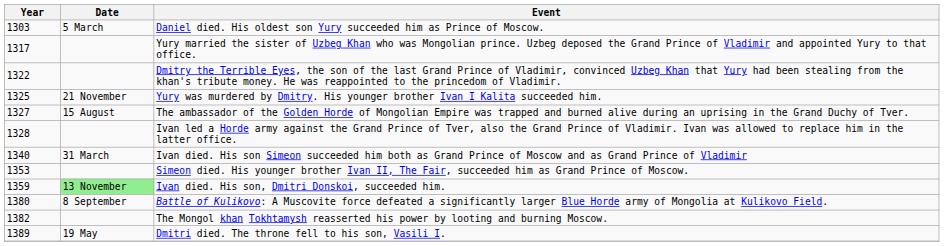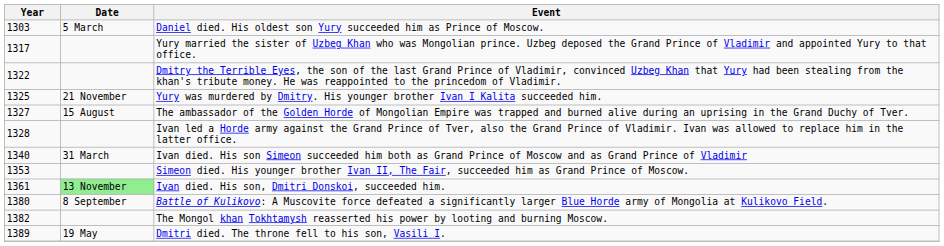(18, 187) 1359 -> (18, 187) 1361
